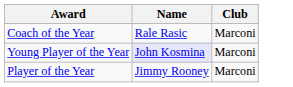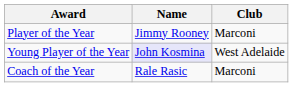rows swapped: (51, 71) <-> (51, 33)
(235, 52) Marconi -> (250, 52) West Adelaide
